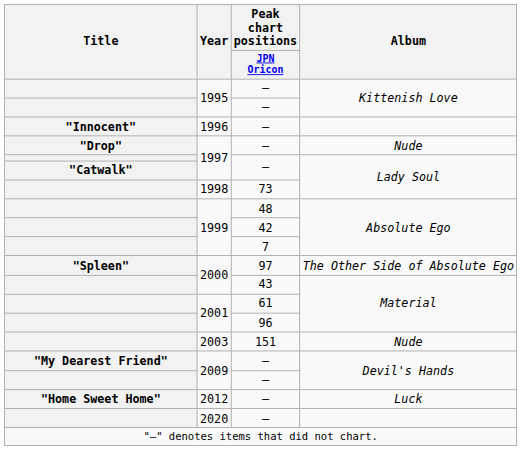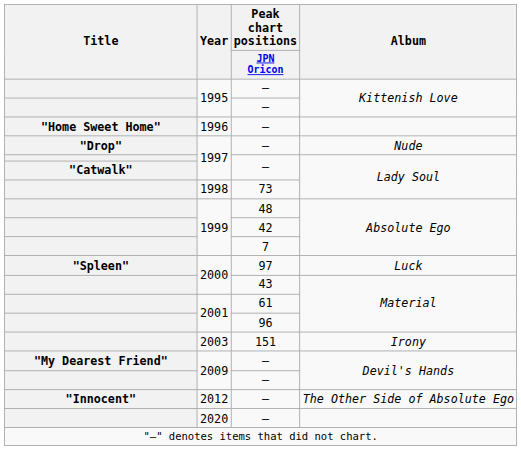(101, 126) "Innocent" -> (101, 126) "Home Sweet Home"
(408, 266) The Other Side of Absolute Ego -> (408, 266) Luck
(408, 342) Nude -> (408, 342) Irony
(101, 399) "Home Sweet Home" -> (101, 399) "Innocent"
(408, 399) Luck -> (408, 399) The Other Side of Absolute Ego
